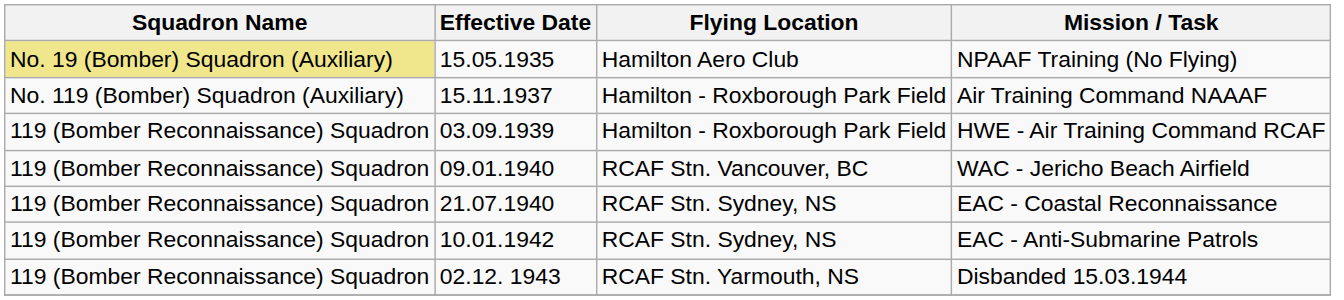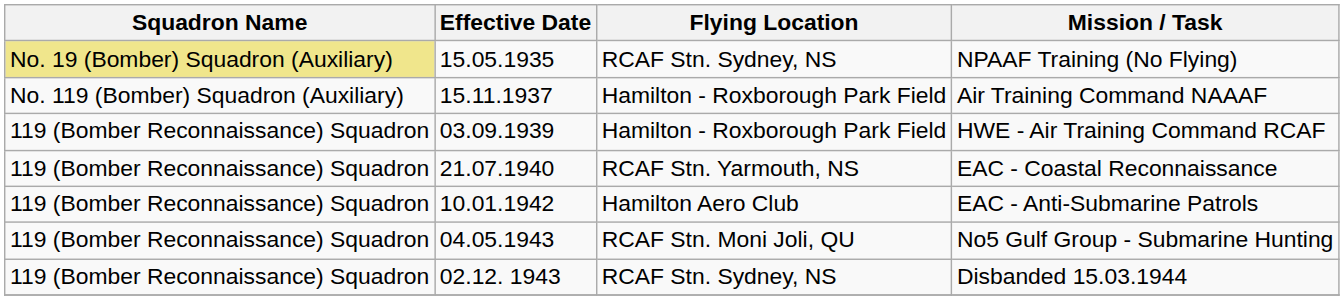(700, 58) Hamilton Aero Club -> (719, 58) RCAF Stn. Sydney, NS
- row: (1103, 167)
(719, 204) RCAF Stn. Sydney, NS -> (730, 167) RCAF Stn. Yarmouth, NS
(719, 240) RCAF Stn. Sydney, NS -> (700, 204) Hamilton Aero Club
+ row: (1145, 240)
(730, 276) RCAF Stn. Yarmouth, NS -> (719, 276) RCAF Stn. Sydney, NS
